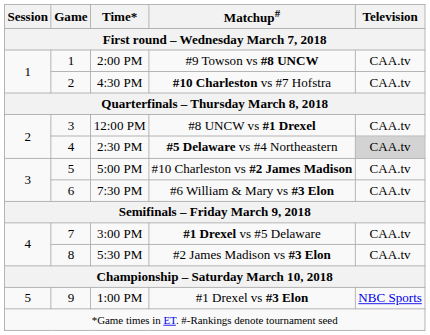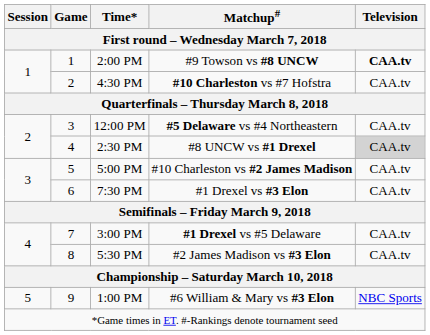(390, 61) normal -> (390, 61) bold
(252, 125) #8 UNCW vs #1 Drexel -> (252, 125) #5 Delaware vs #4 Northeastern
(252, 147) #5 Delaware vs #4 Northeastern -> (252, 147) #8 UNCW vs #1 Drexel
(252, 190) #6 William & Mary vs #3 Elon -> (252, 190) #1 Drexel vs #3 Elon
(252, 298) #1 Drexel vs #3 Elon -> (252, 298) #6 William & Mary vs #3 Elon
